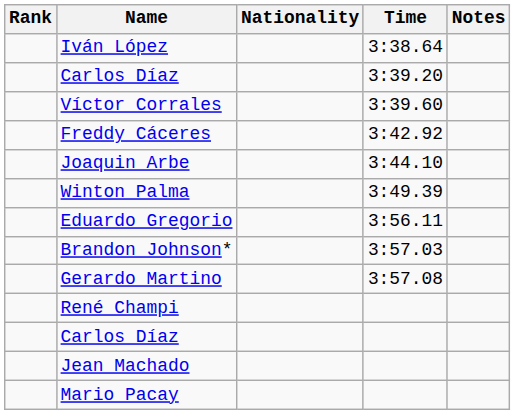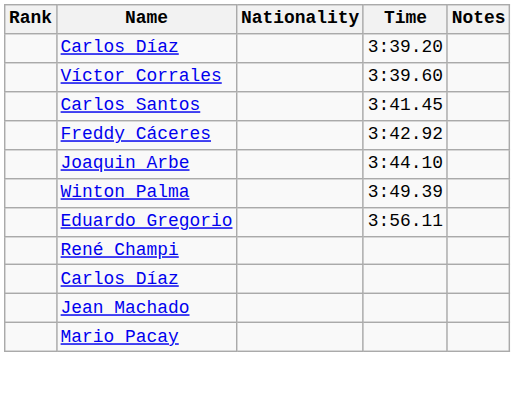- row: (114, 48)
+ row: (130, 106)
- row: (147, 251)
- row: (141, 280)
